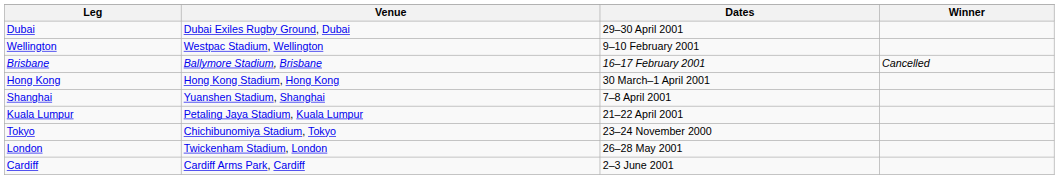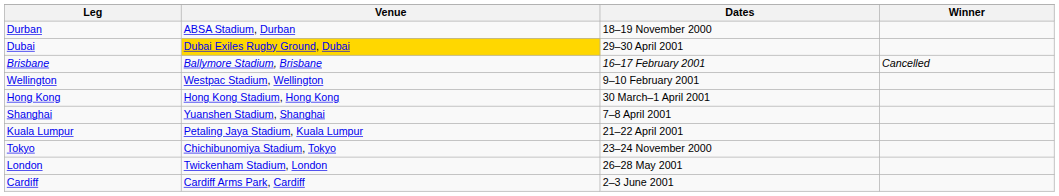+ row: (24, 30)
(267, 30) no background -> (267, 47) gold background
rows swapped: (32, 47) <-> (28, 64)
